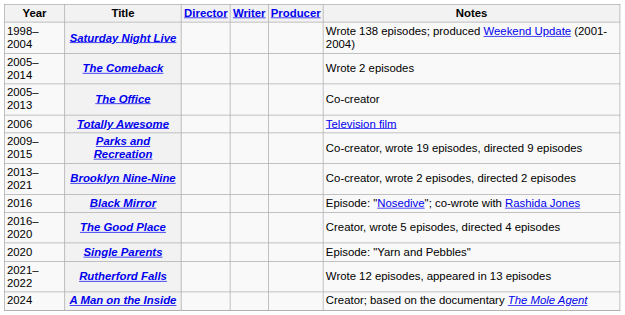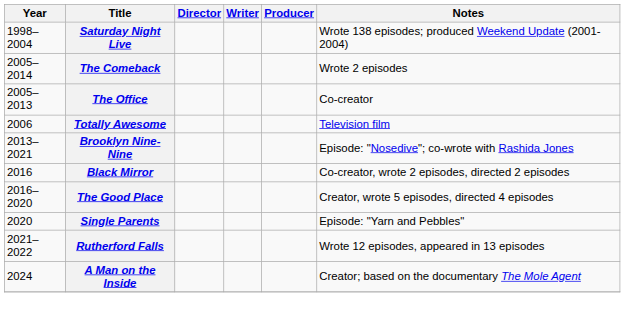- row: (123, 148)
(451, 179) Co-creator, wrote 2 episodes, directed 2 episodes -> (446, 148) Episode: "Nosedive"; co-wrote with Rashida Jones
(453, 203) Episode: "Nosedive"; co-wrote with Rashida Jones -> (444, 172) Co-creator, wrote 2 episodes, directed 2 episodes
